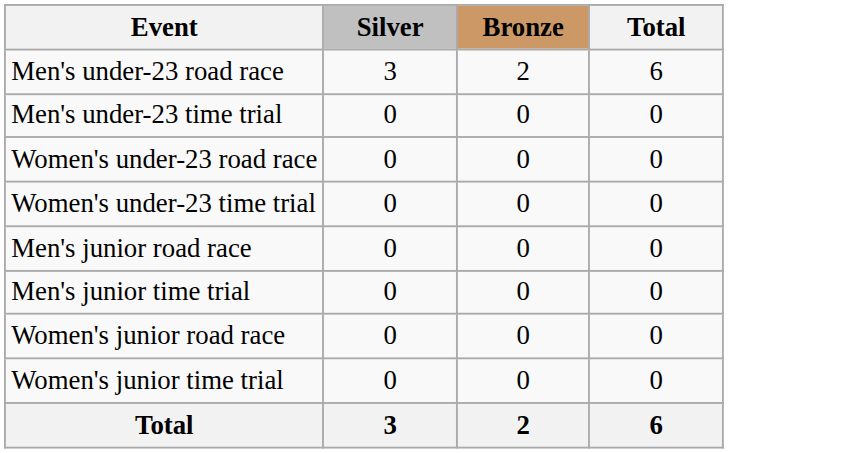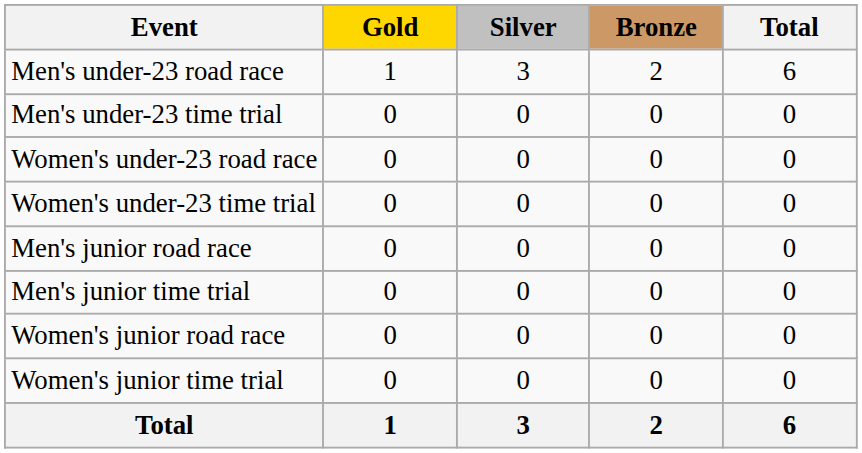+ column: (390, 26)
